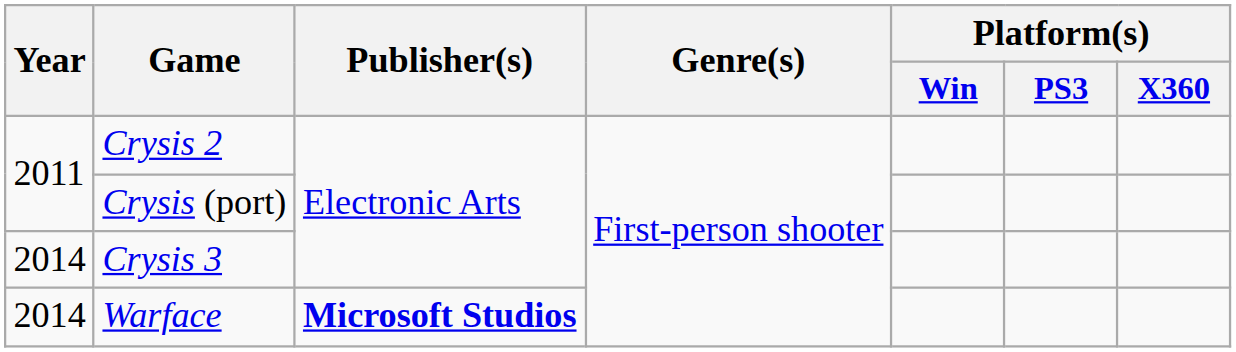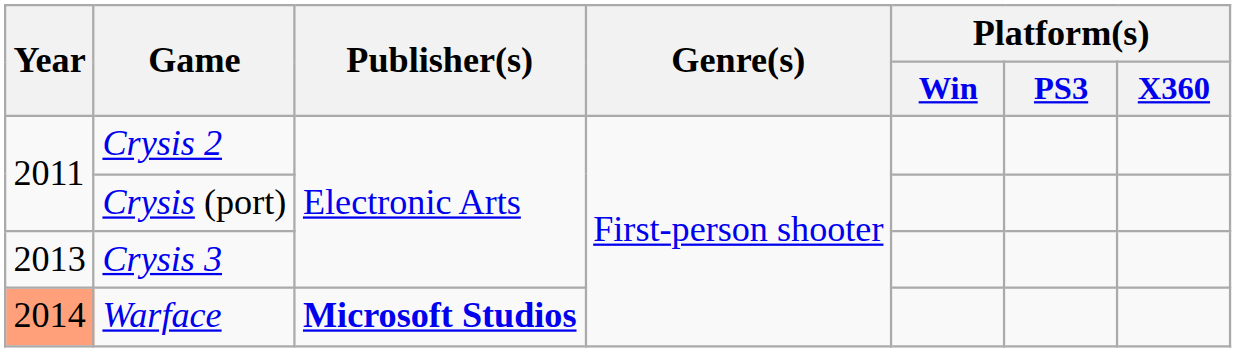(50, 258) 2014 -> (50, 258) 2013
(50, 316) no background -> (50, 316) lightsalmon background
